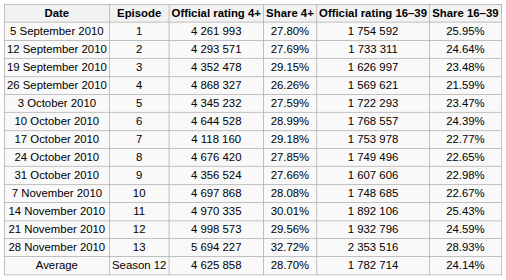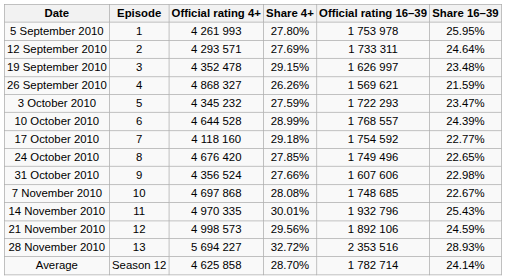(373, 31) 1 754 592 -> (373, 31) 1 753 978
(373, 139) 1 753 978 -> (373, 139) 1 754 592
(373, 211) 1 892 106 -> (373, 211) 1 932 796
(373, 229) 1 932 796 -> (373, 229) 1 892 106
